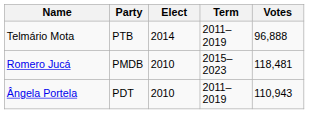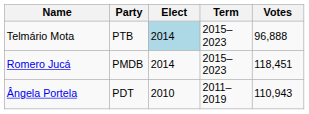(163, 36) no background -> (163, 36) lightblue background
(217, 36) 2011–2019 -> (217, 36) 2015–2023
(163, 65) 2010 -> (163, 65) 2014
(273, 65) 118,481 -> (273, 65) 118,451
